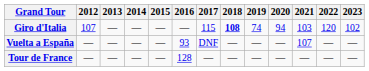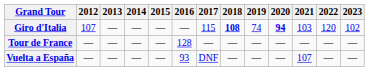(280, 27) normal -> (280, 27) bold
rows swapped: (40, 58) <-> (40, 43)
